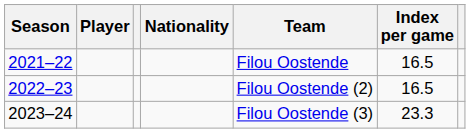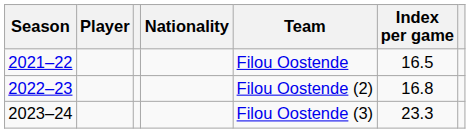(417, 88) 16.5 -> (417, 88) 16.8
